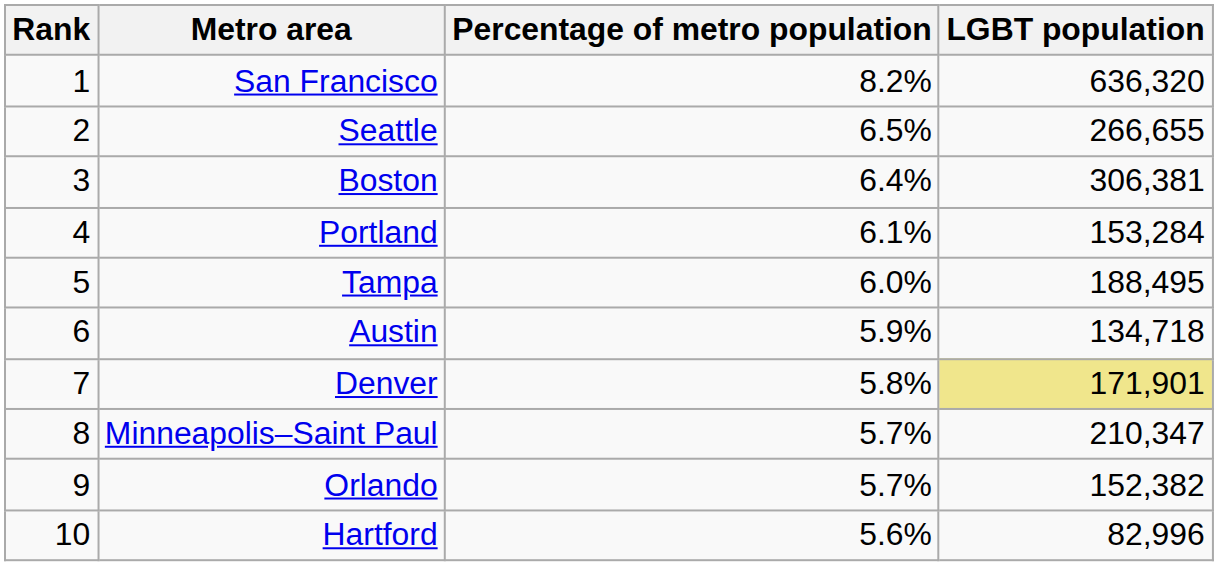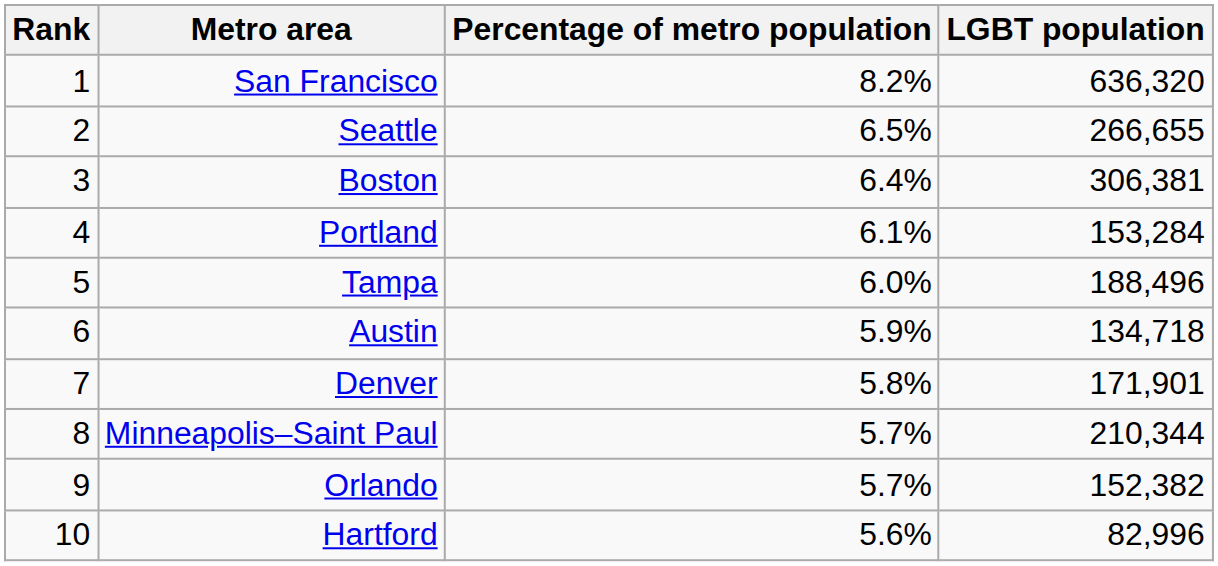(1147, 282) 188,495 -> (1147, 282) 188,496
(1147, 383) khaki background -> (1147, 383) no background
(1147, 433) 210,347 -> (1147, 433) 210,344
